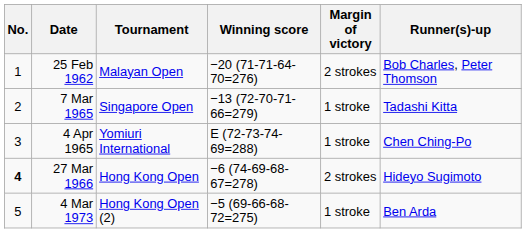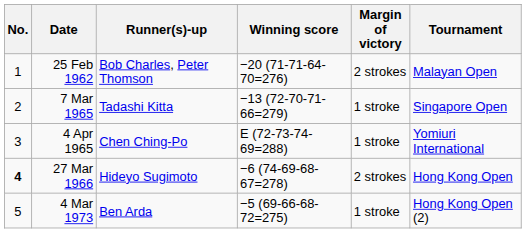columns swapped: (152, 29) <-> (451, 29)
